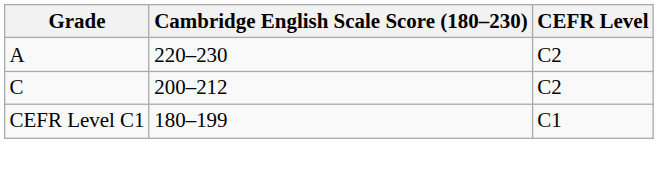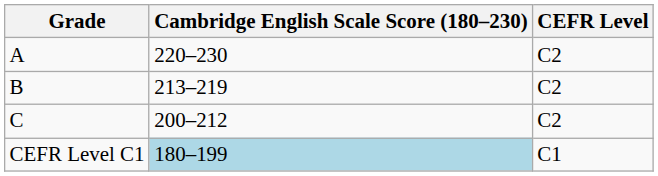+ row: (16, 87)
(191, 120) no background -> (191, 154) lightblue background
